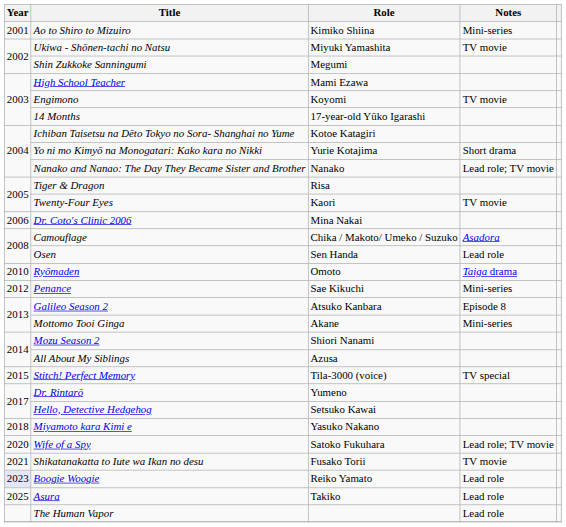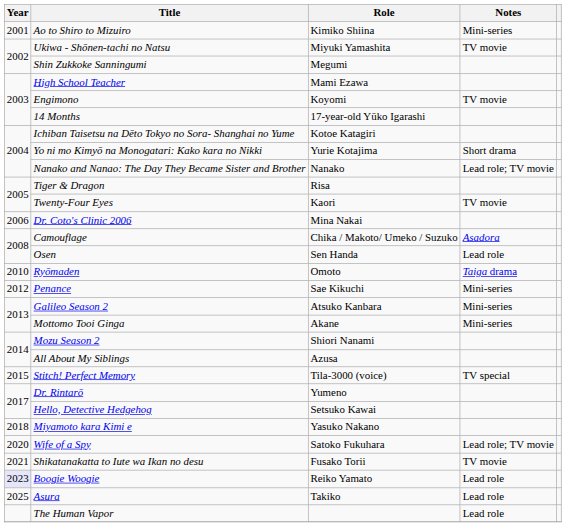(484, 306) Episode 8 -> (487, 306) Mini-series
